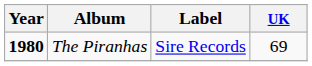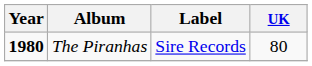(279, 46) 69 -> (279, 46) 80
